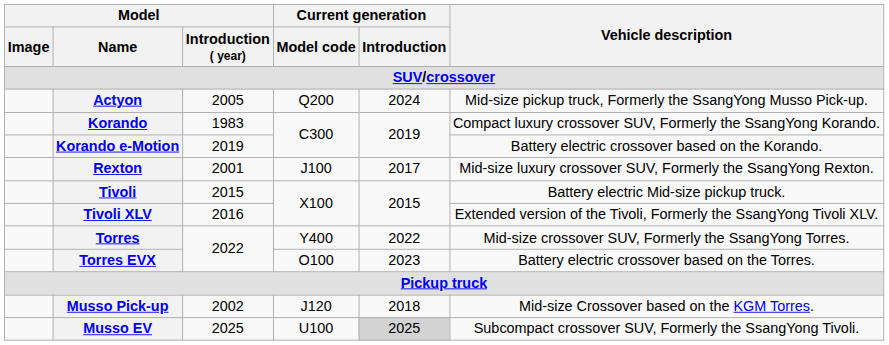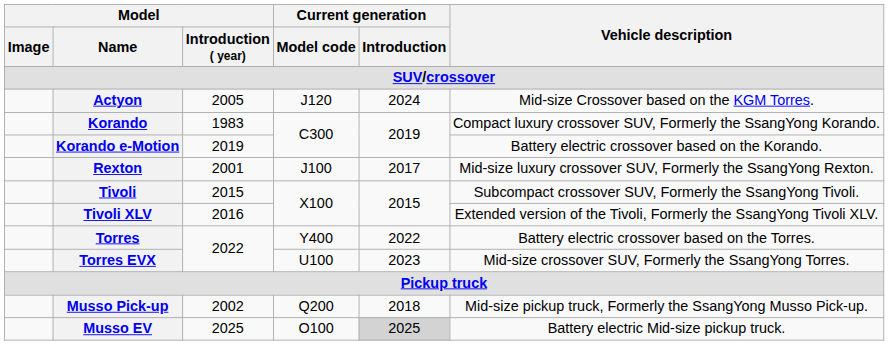(316, 100) Q200 -> (316, 100) J120
(667, 100) Mid-size pickup truck, Formerly the SsangYong Musso Pick-up. -> (667, 100) Mid-size Crossover based on the KGM Torres.
(667, 191) Battery electric Mid-size pickup truck. -> (667, 191) Subcompact crossover SUV, Formerly the SsangYong Tivoli.
(667, 237) Mid-size crossover SUV, Formerly the SsangYong Torres. -> (667, 237) Battery electric crossover based on the Torres.
(316, 260) O100 -> (316, 260) U100
(667, 260) Battery electric crossover based on the Torres. -> (667, 260) Mid-size crossover SUV, Formerly the SsangYong Torres.
(316, 306) J120 -> (316, 306) Q200
(667, 306) Mid-size Crossover based on the KGM Torres. -> (667, 306) Mid-size pickup truck, Formerly the SsangYong Musso Pick-up.
(316, 329) U100 -> (316, 329) O100
(667, 329) Subcompact crossover SUV, Formerly the SsangYong Tivoli. -> (667, 329) Battery electric Mid-size pickup truck.
